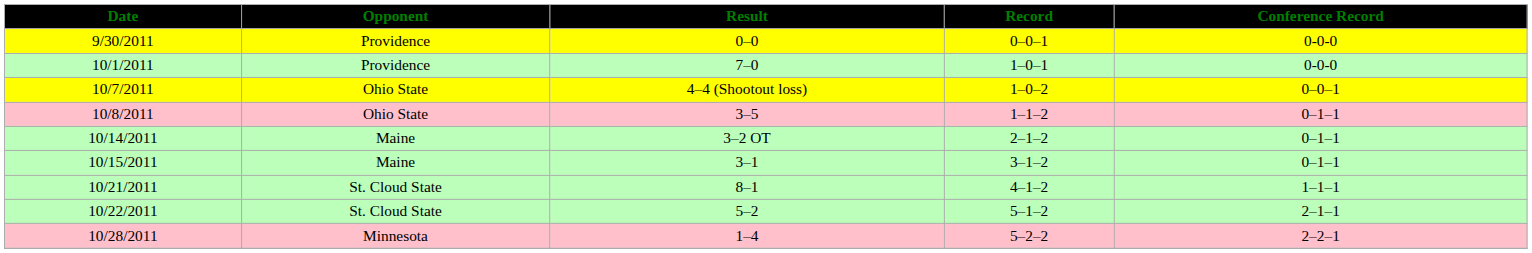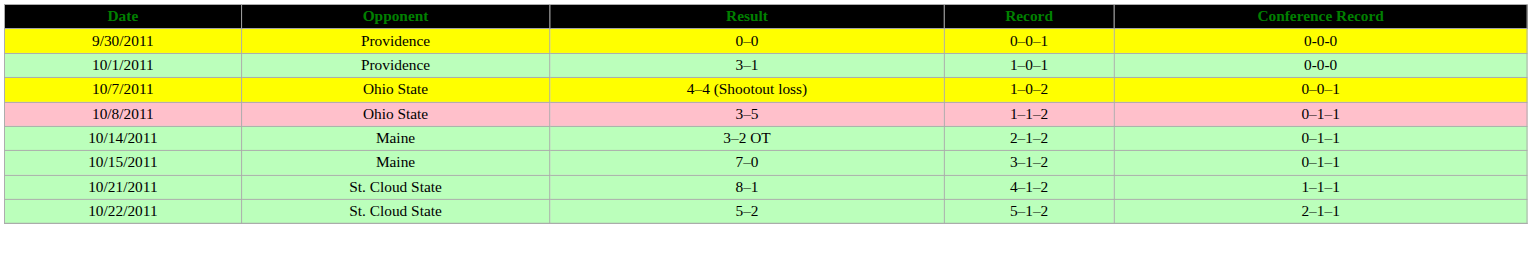(747, 65) 7–0 -> (747, 65) 3–1
(747, 162) 3–1 -> (747, 162) 7–0
- row: (123, 235)
